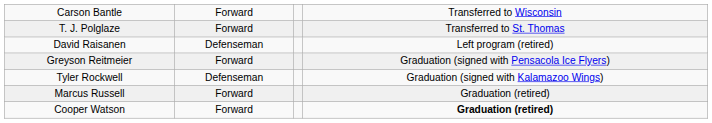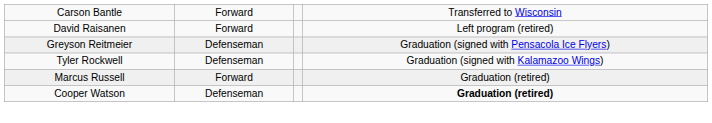- row: (90, 28)
(234, 45) Defenseman -> (234, 28) Forward
(234, 61) Forward -> (234, 45) Defenseman
(234, 110) Forward -> (234, 93) Defenseman
